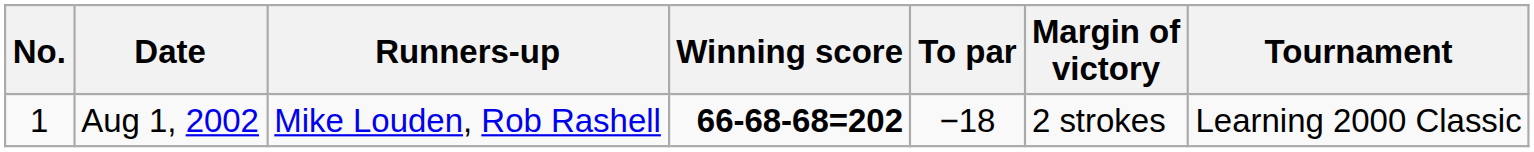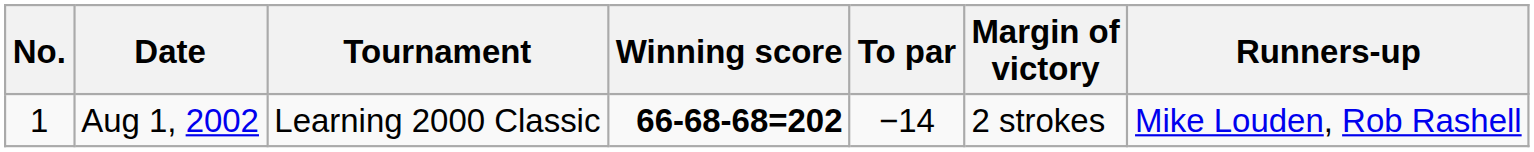columns swapped: (1359, 50) <-> (468, 50)
(967, 120) −18 -> (907, 120) −14
